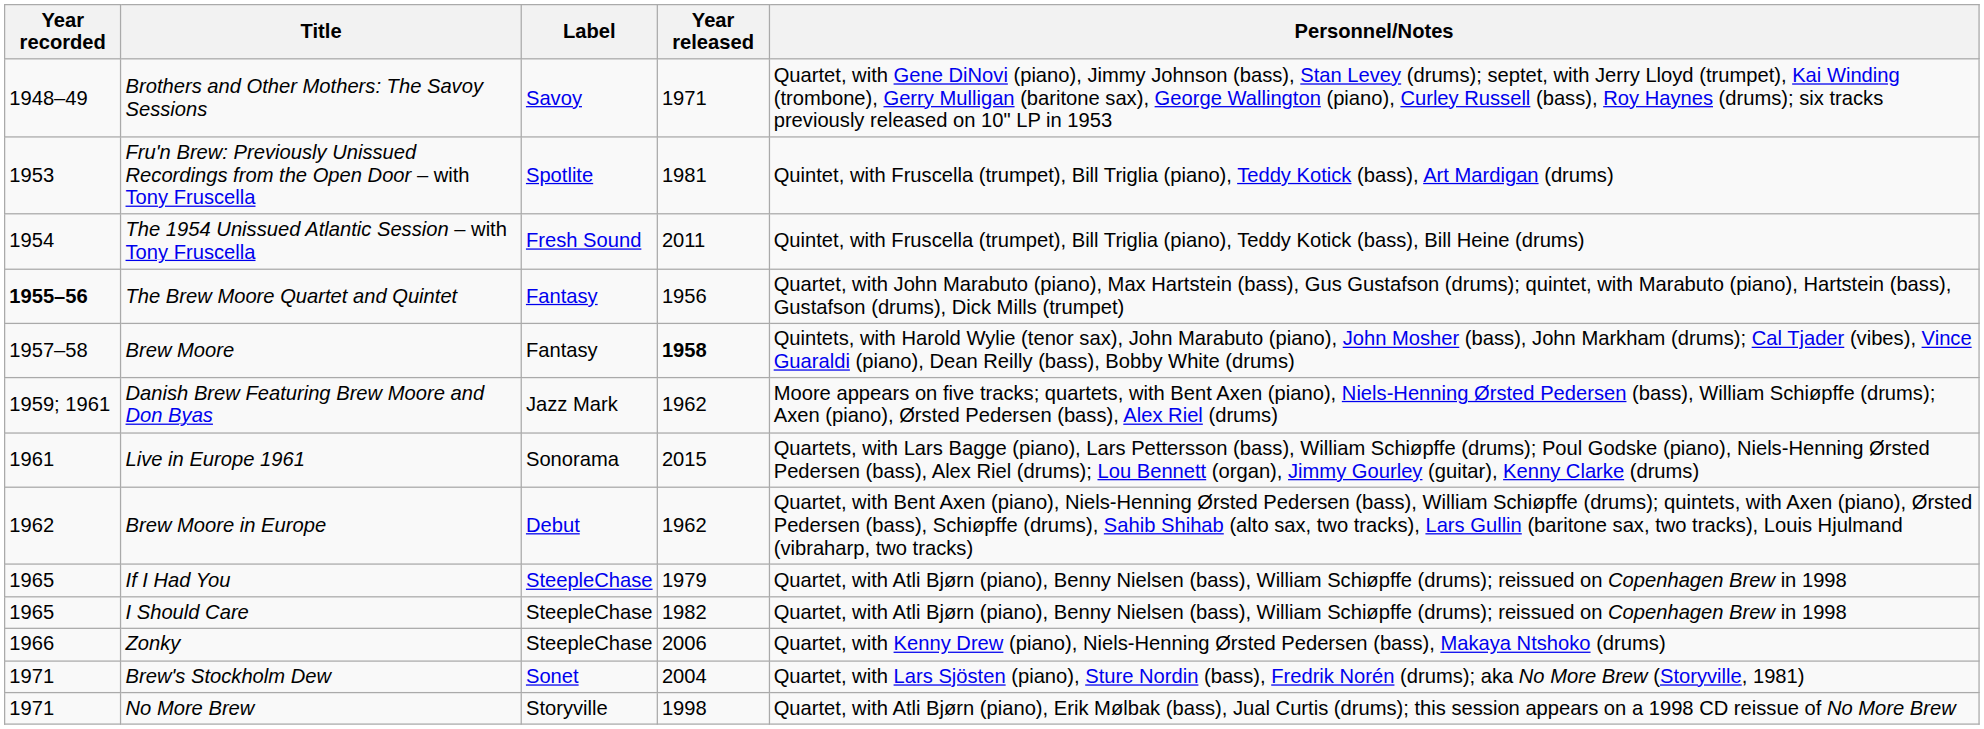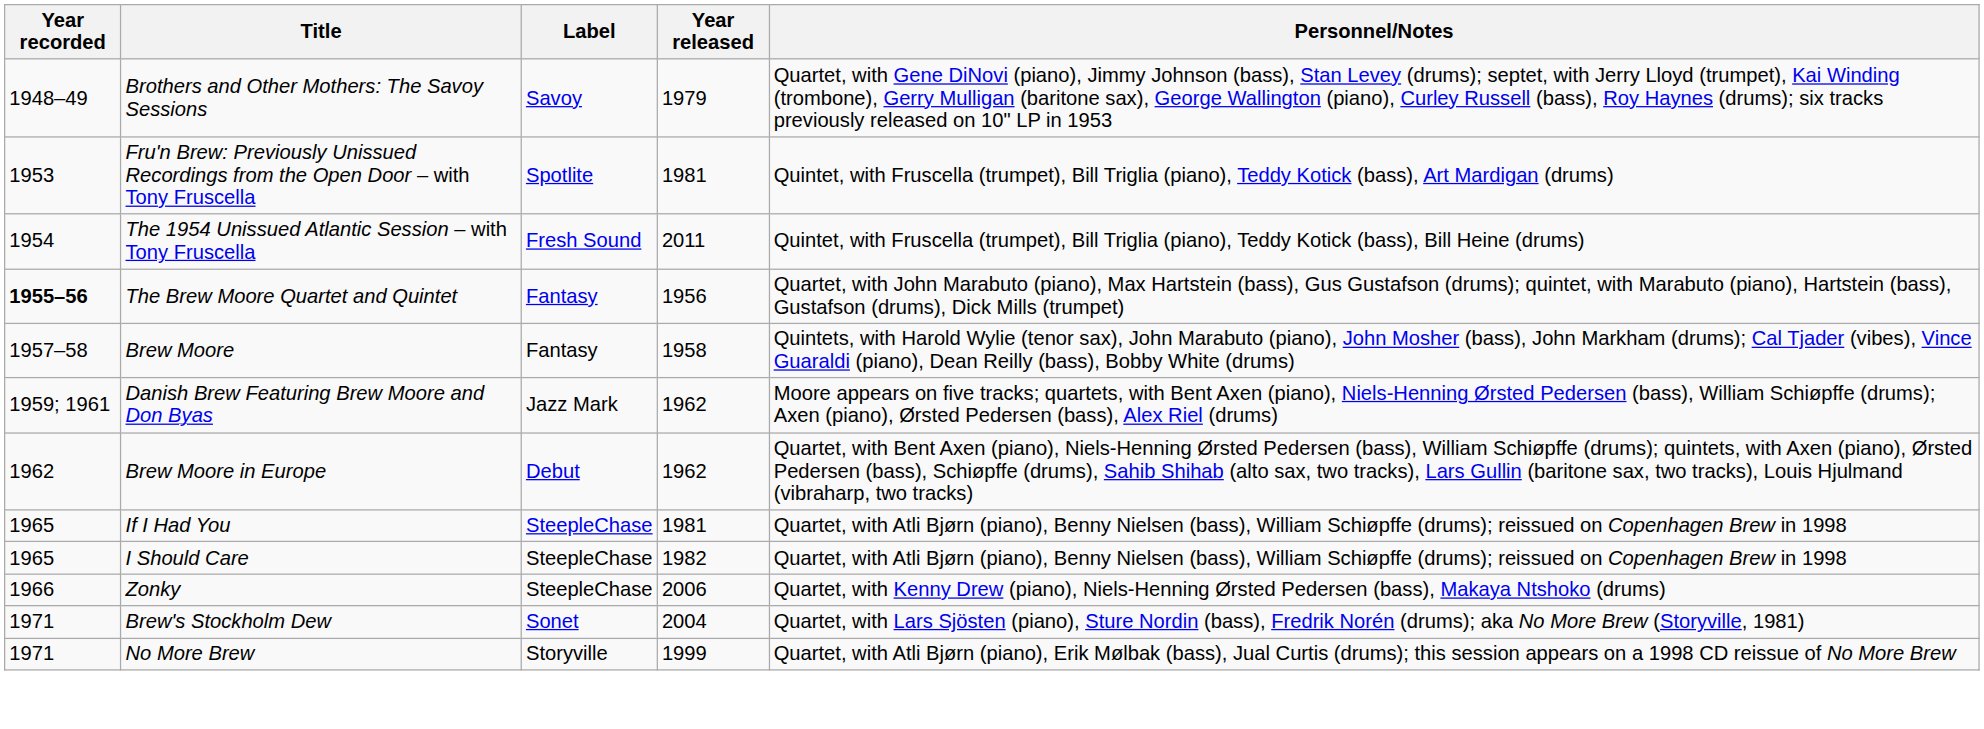(684, 97) 1971 -> (684, 97) 1979
(684, 350) bold -> (684, 350) normal
- row: (215, 459)
(684, 580) 1979 -> (684, 525) 1981
(684, 708) 1998 -> (684, 653) 1999
